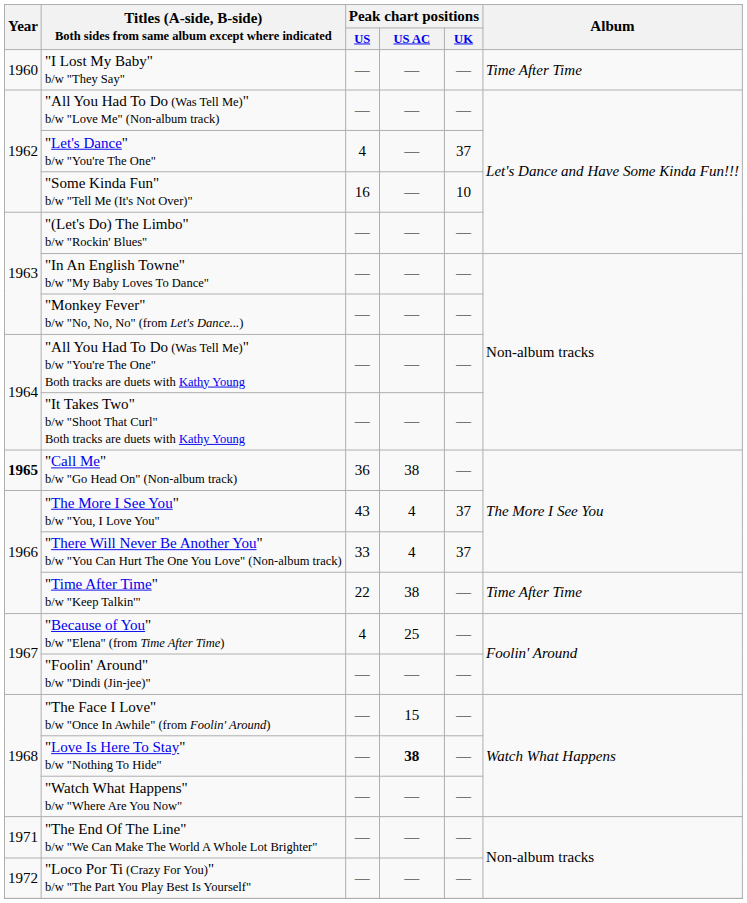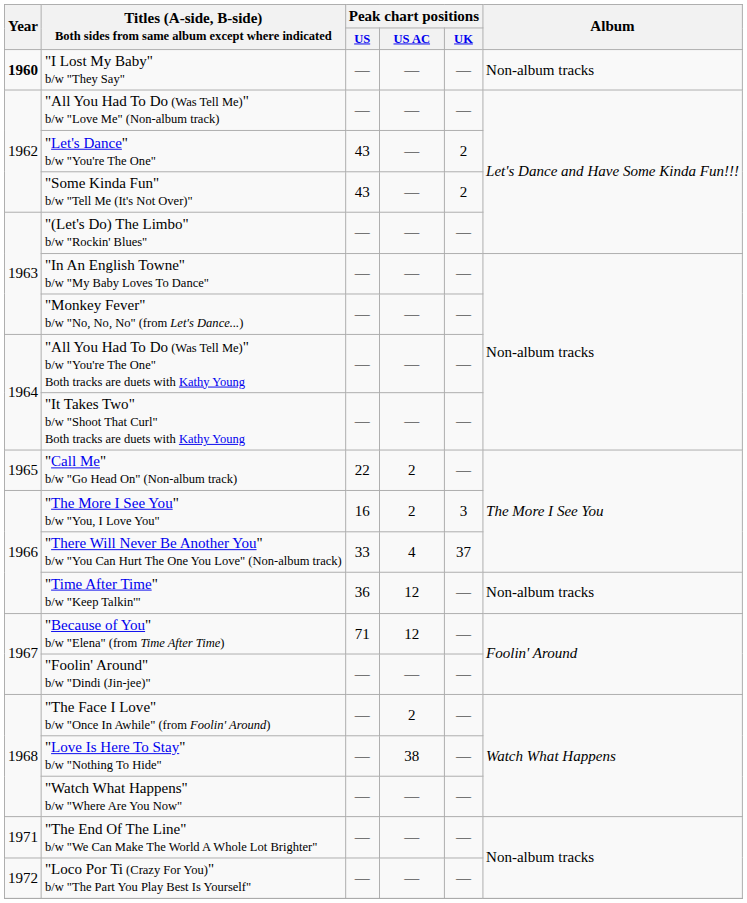(23, 69) normal -> (23, 69) bold
(534, 69) Time After Time -> (540, 69) Non-album tracks
(362, 151) 4 -> (362, 151) 43
(463, 151) 37 -> (463, 151) 2
(362, 192) 16 -> (362, 192) 43
(463, 192) 10 -> (463, 192) 2
(23, 470) bold -> (23, 470) normal
(362, 470) 36 -> (362, 470) 22
(412, 470) 38 -> (412, 470) 2
(362, 511) 43 -> (362, 511) 16
(412, 511) 4 -> (412, 511) 2
(463, 511) 37 -> (463, 511) 3
(362, 592) 22 -> (362, 592) 36
(412, 592) 38 -> (412, 592) 12
(534, 592) Time After Time -> (540, 592) Non-album tracks
(362, 633) 4 -> (362, 633) 71
(412, 633) 25 -> (412, 633) 12
(412, 715) 15 -> (412, 715) 2
(412, 755) bold -> (412, 755) normal
